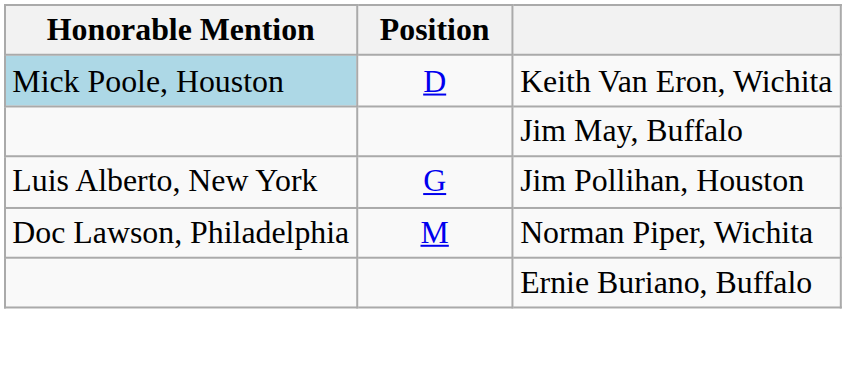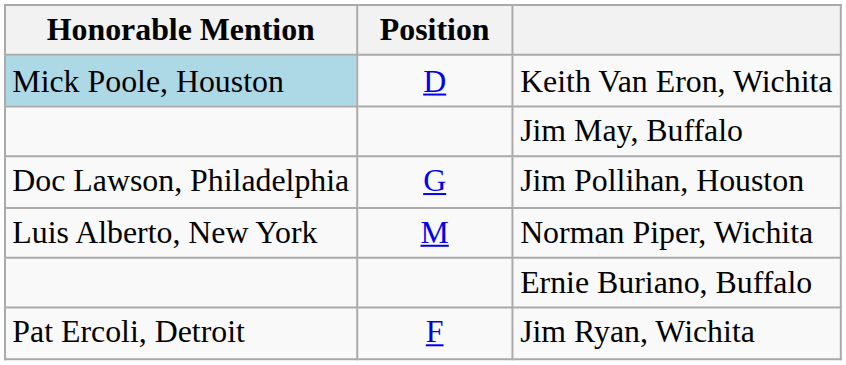(165, 181) Luis Alberto, New York -> (181, 181) Doc Lawson, Philadelphia
(181, 231) Doc Lawson, Philadelphia -> (165, 231) Luis Alberto, New York
+ row: (638, 332)
